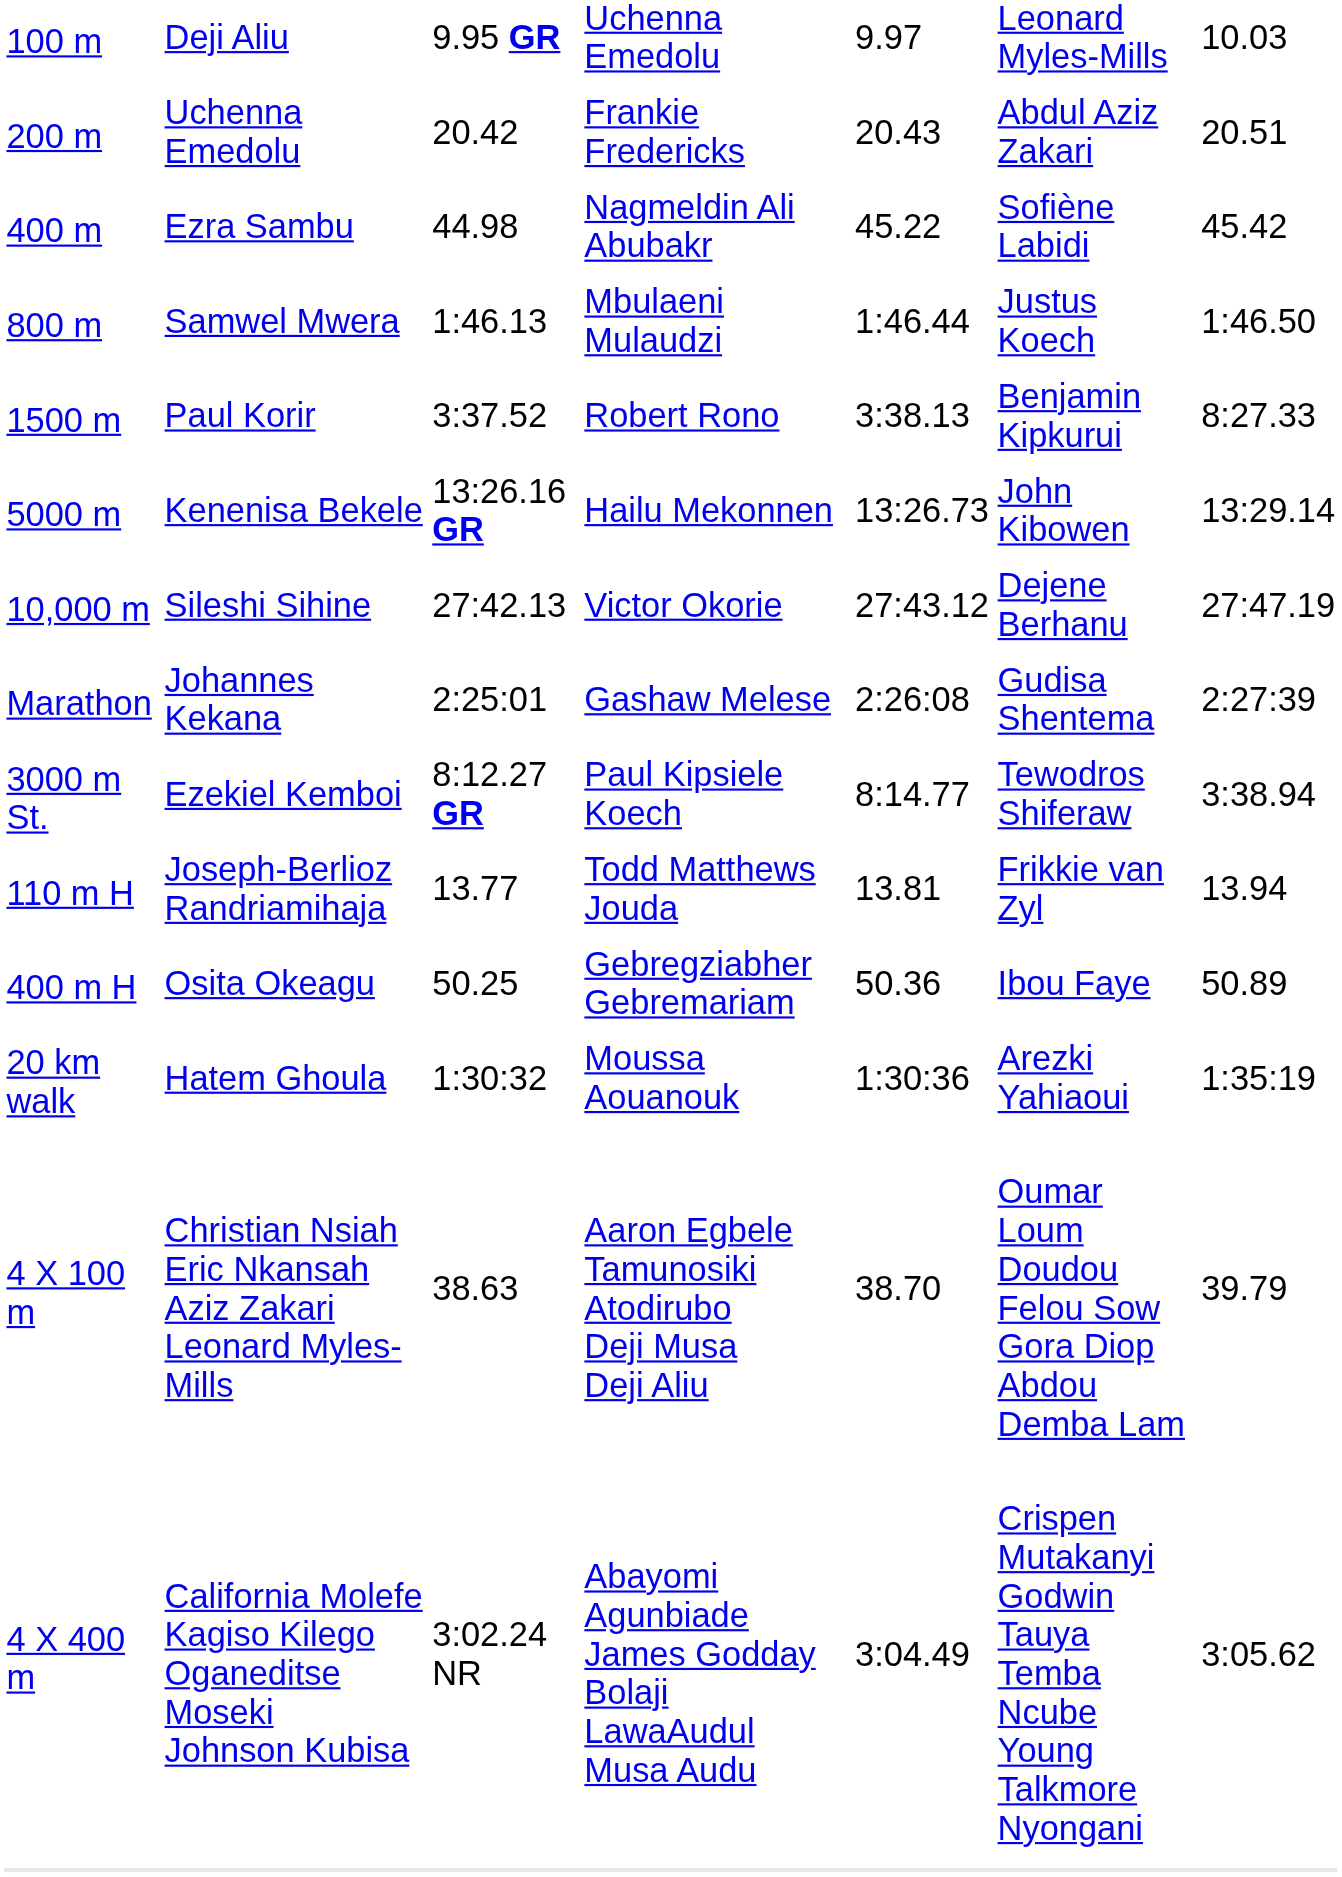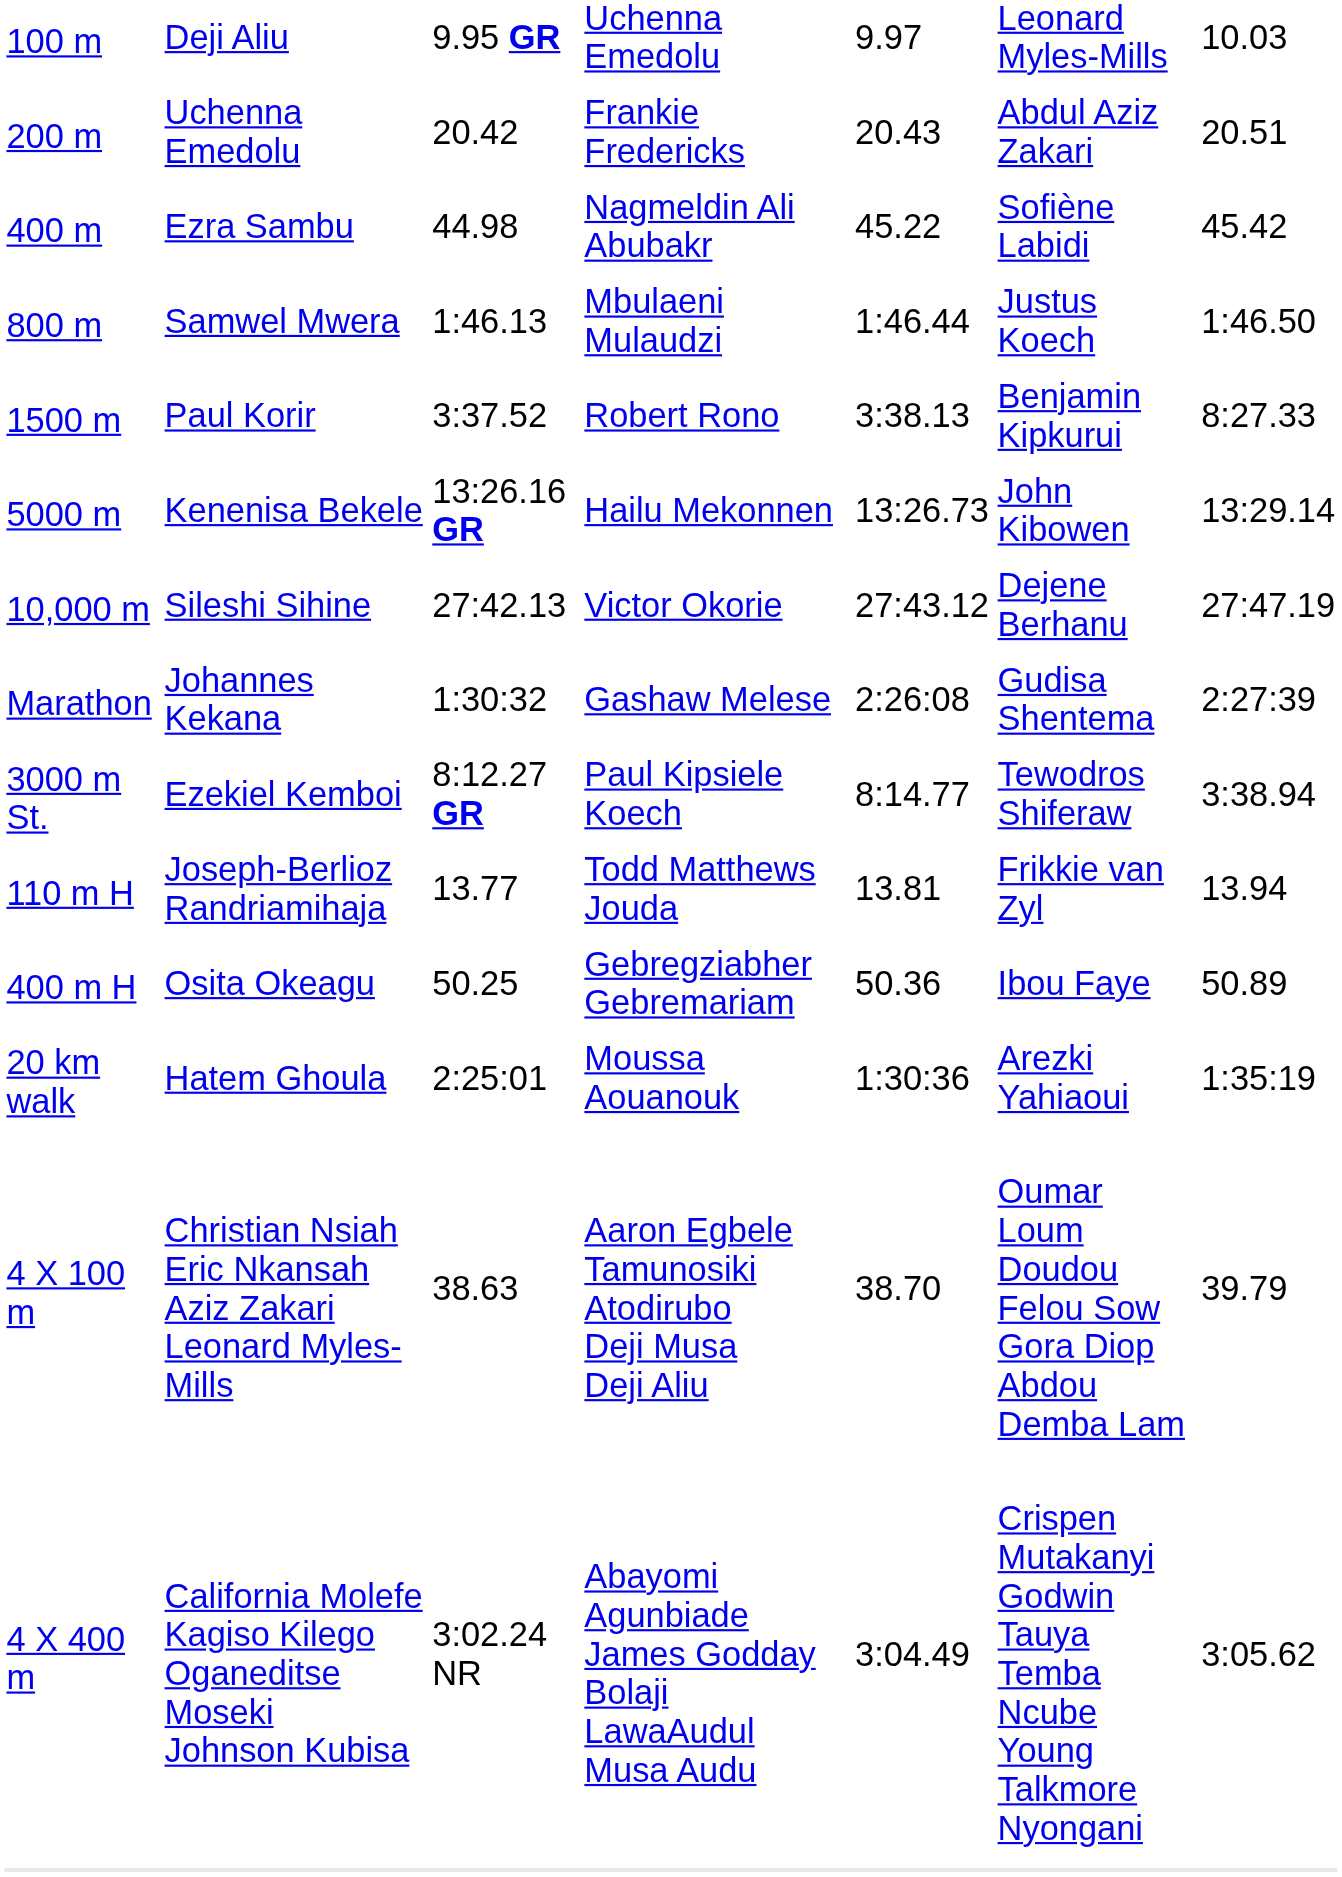(490, 699) 2:25:01 -> (490, 699) 1:30:32
(490, 1078) 1:30:32 -> (490, 1078) 2:25:01
